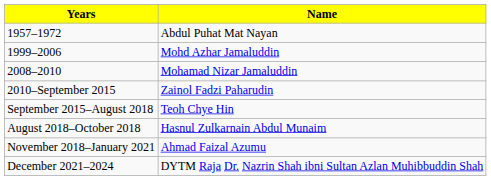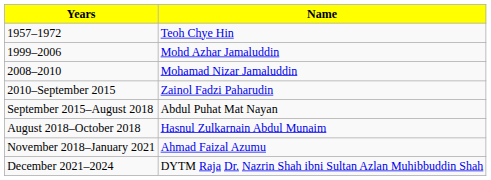(219, 33) Abdul Puhat Mat Nayan -> (197, 33) Teoh Chye Hin
(197, 109) Teoh Chye Hin -> (219, 109) Abdul Puhat Mat Nayan
